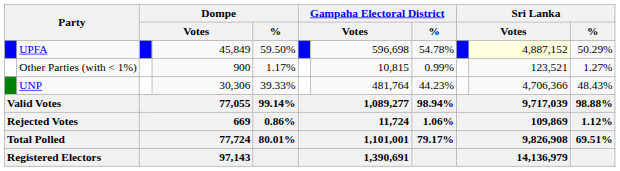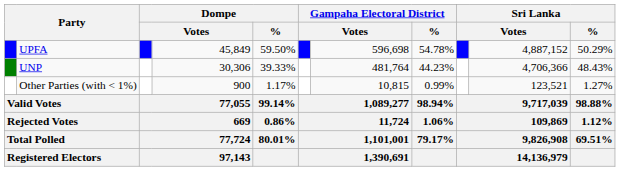(545, 49) lightyellow background -> (545, 49) no background
rows swapped: (31, 85) <-> (78, 67)
